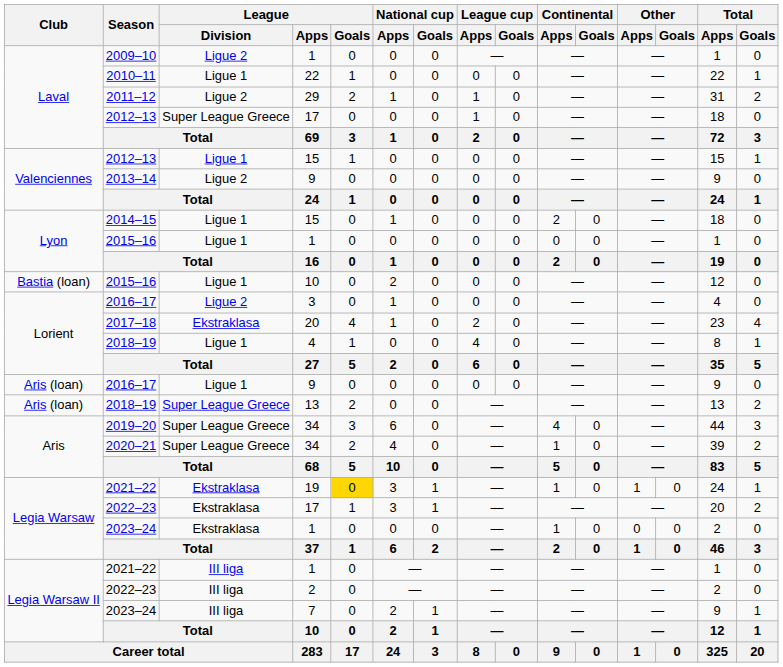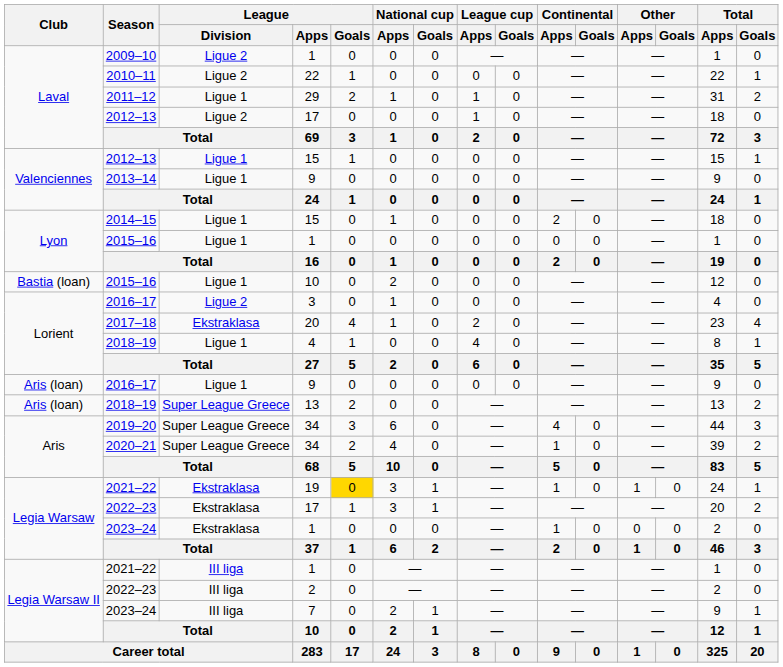(226, 76) Ligue 1 -> (226, 76) Ligue 2
(226, 96) Ligue 2 -> (226, 96) Ligue 1
(226, 117) Super League Greece -> (226, 117) Ligue 2
(226, 179) Ligue 2 -> (226, 179) Ligue 1
